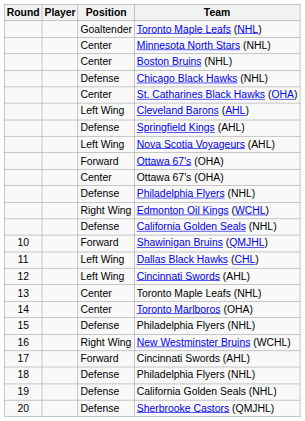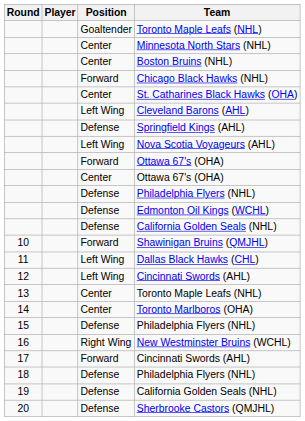(100, 78) Defense -> (100, 78) Forward
(106, 210) Right Wing -> (100, 210) Defense
